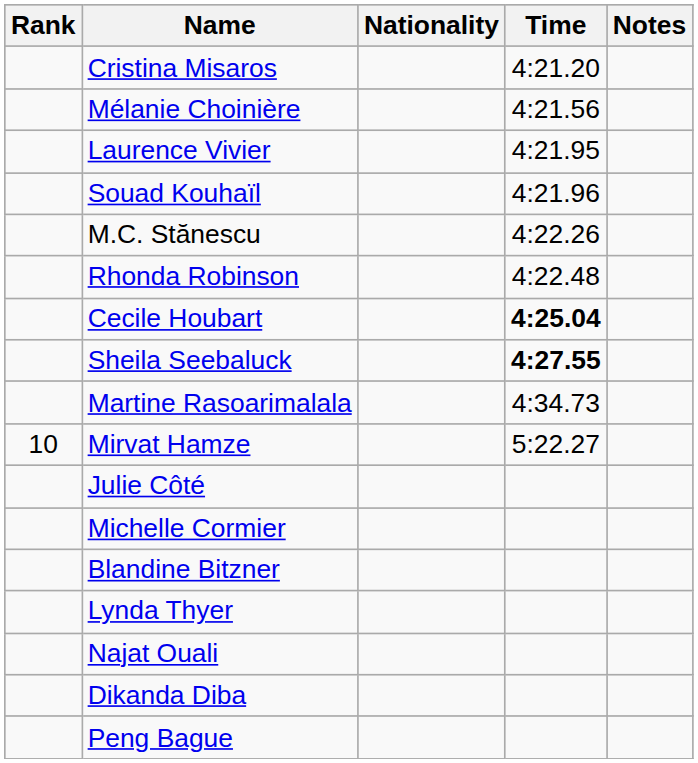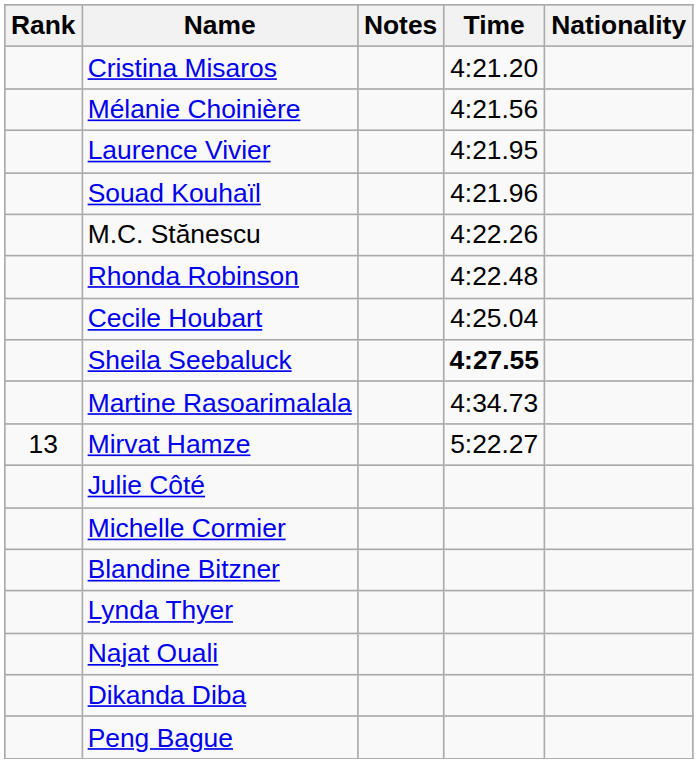columns swapped: (431, 25) <-> (649, 25)
(556, 318) bold -> (494, 318) normal
(43, 444) 10 -> (43, 444) 13
